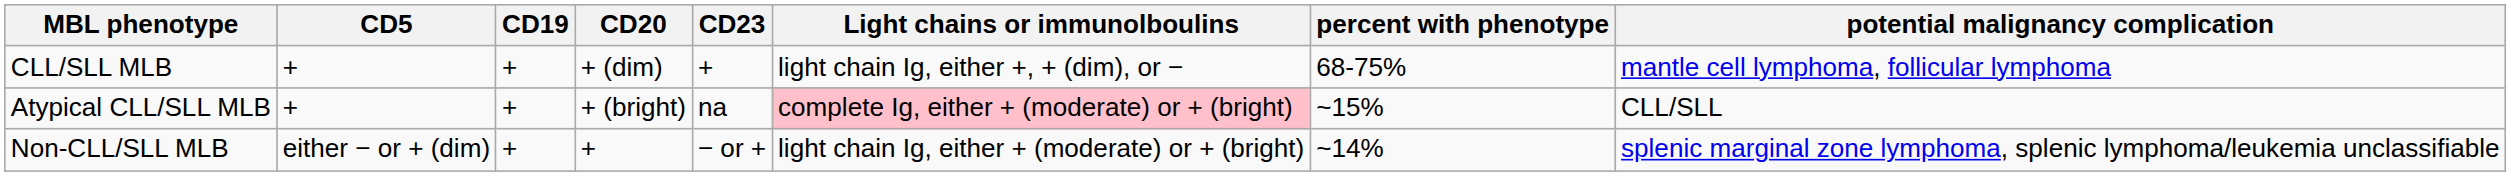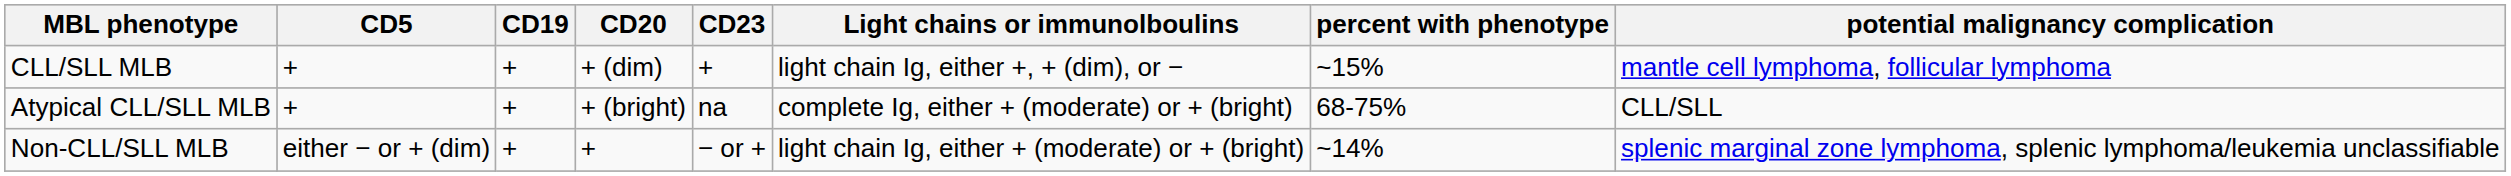(1361, 66) 68-75% -> (1350, 66) ~15%
(1035, 107) pink background -> (1035, 107) no background
(1350, 107) ~15% -> (1361, 107) 68-75%
